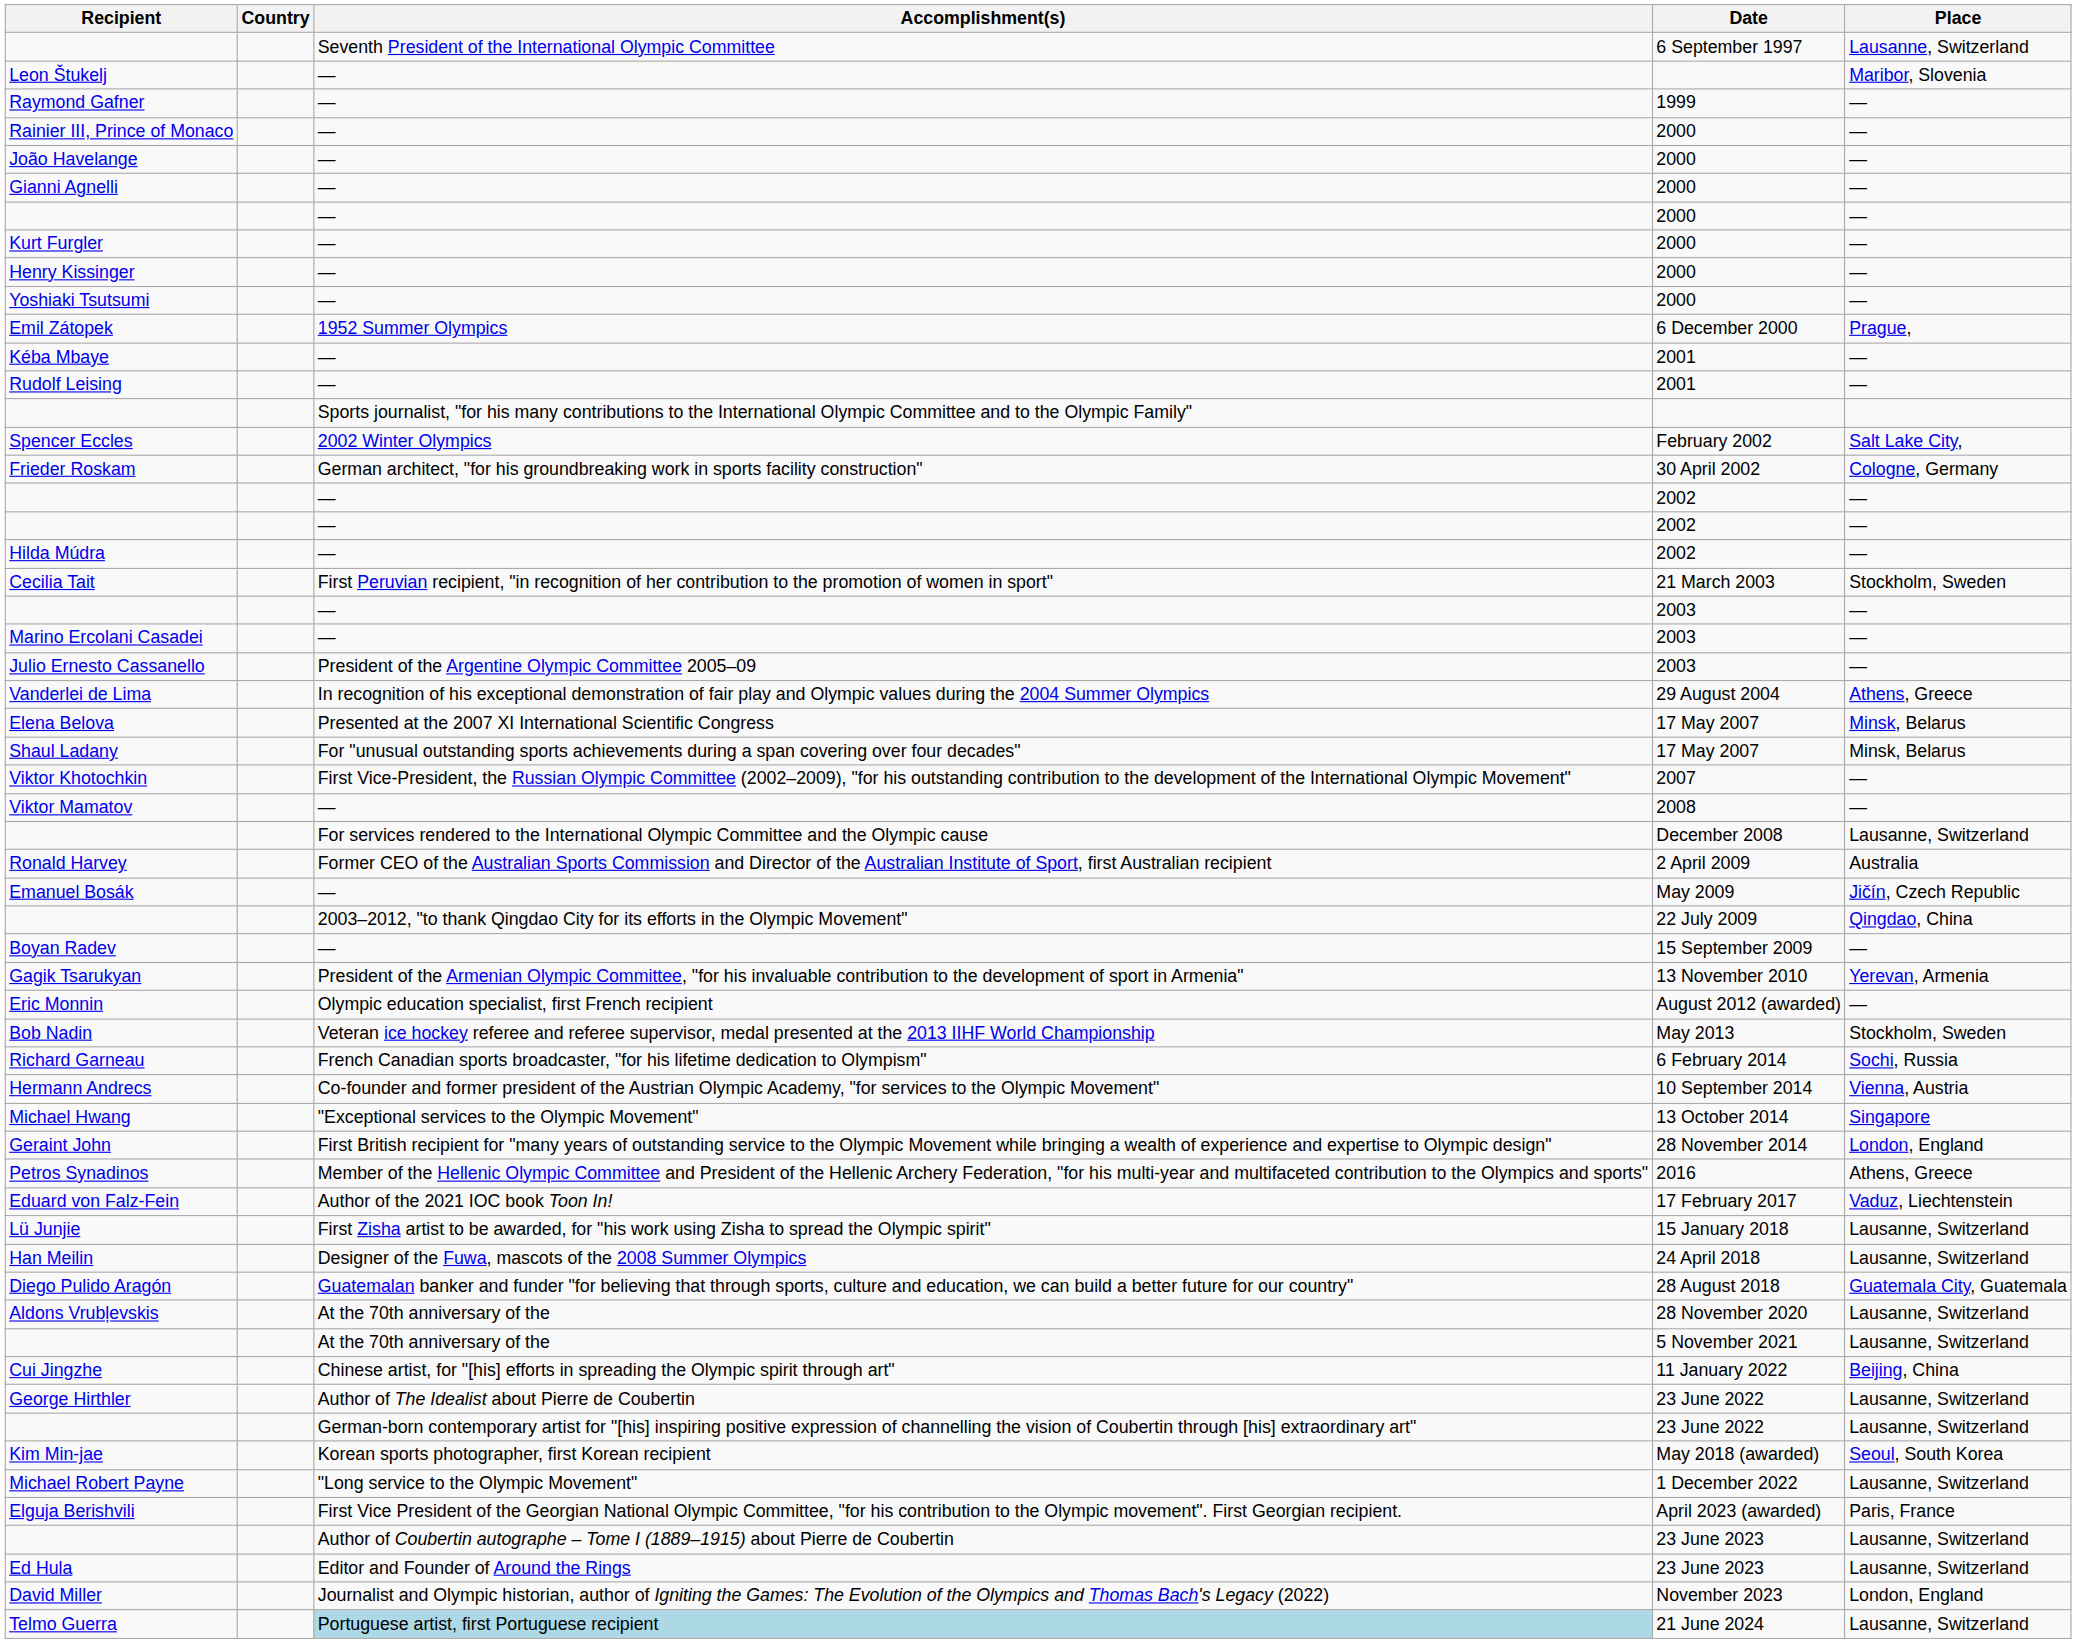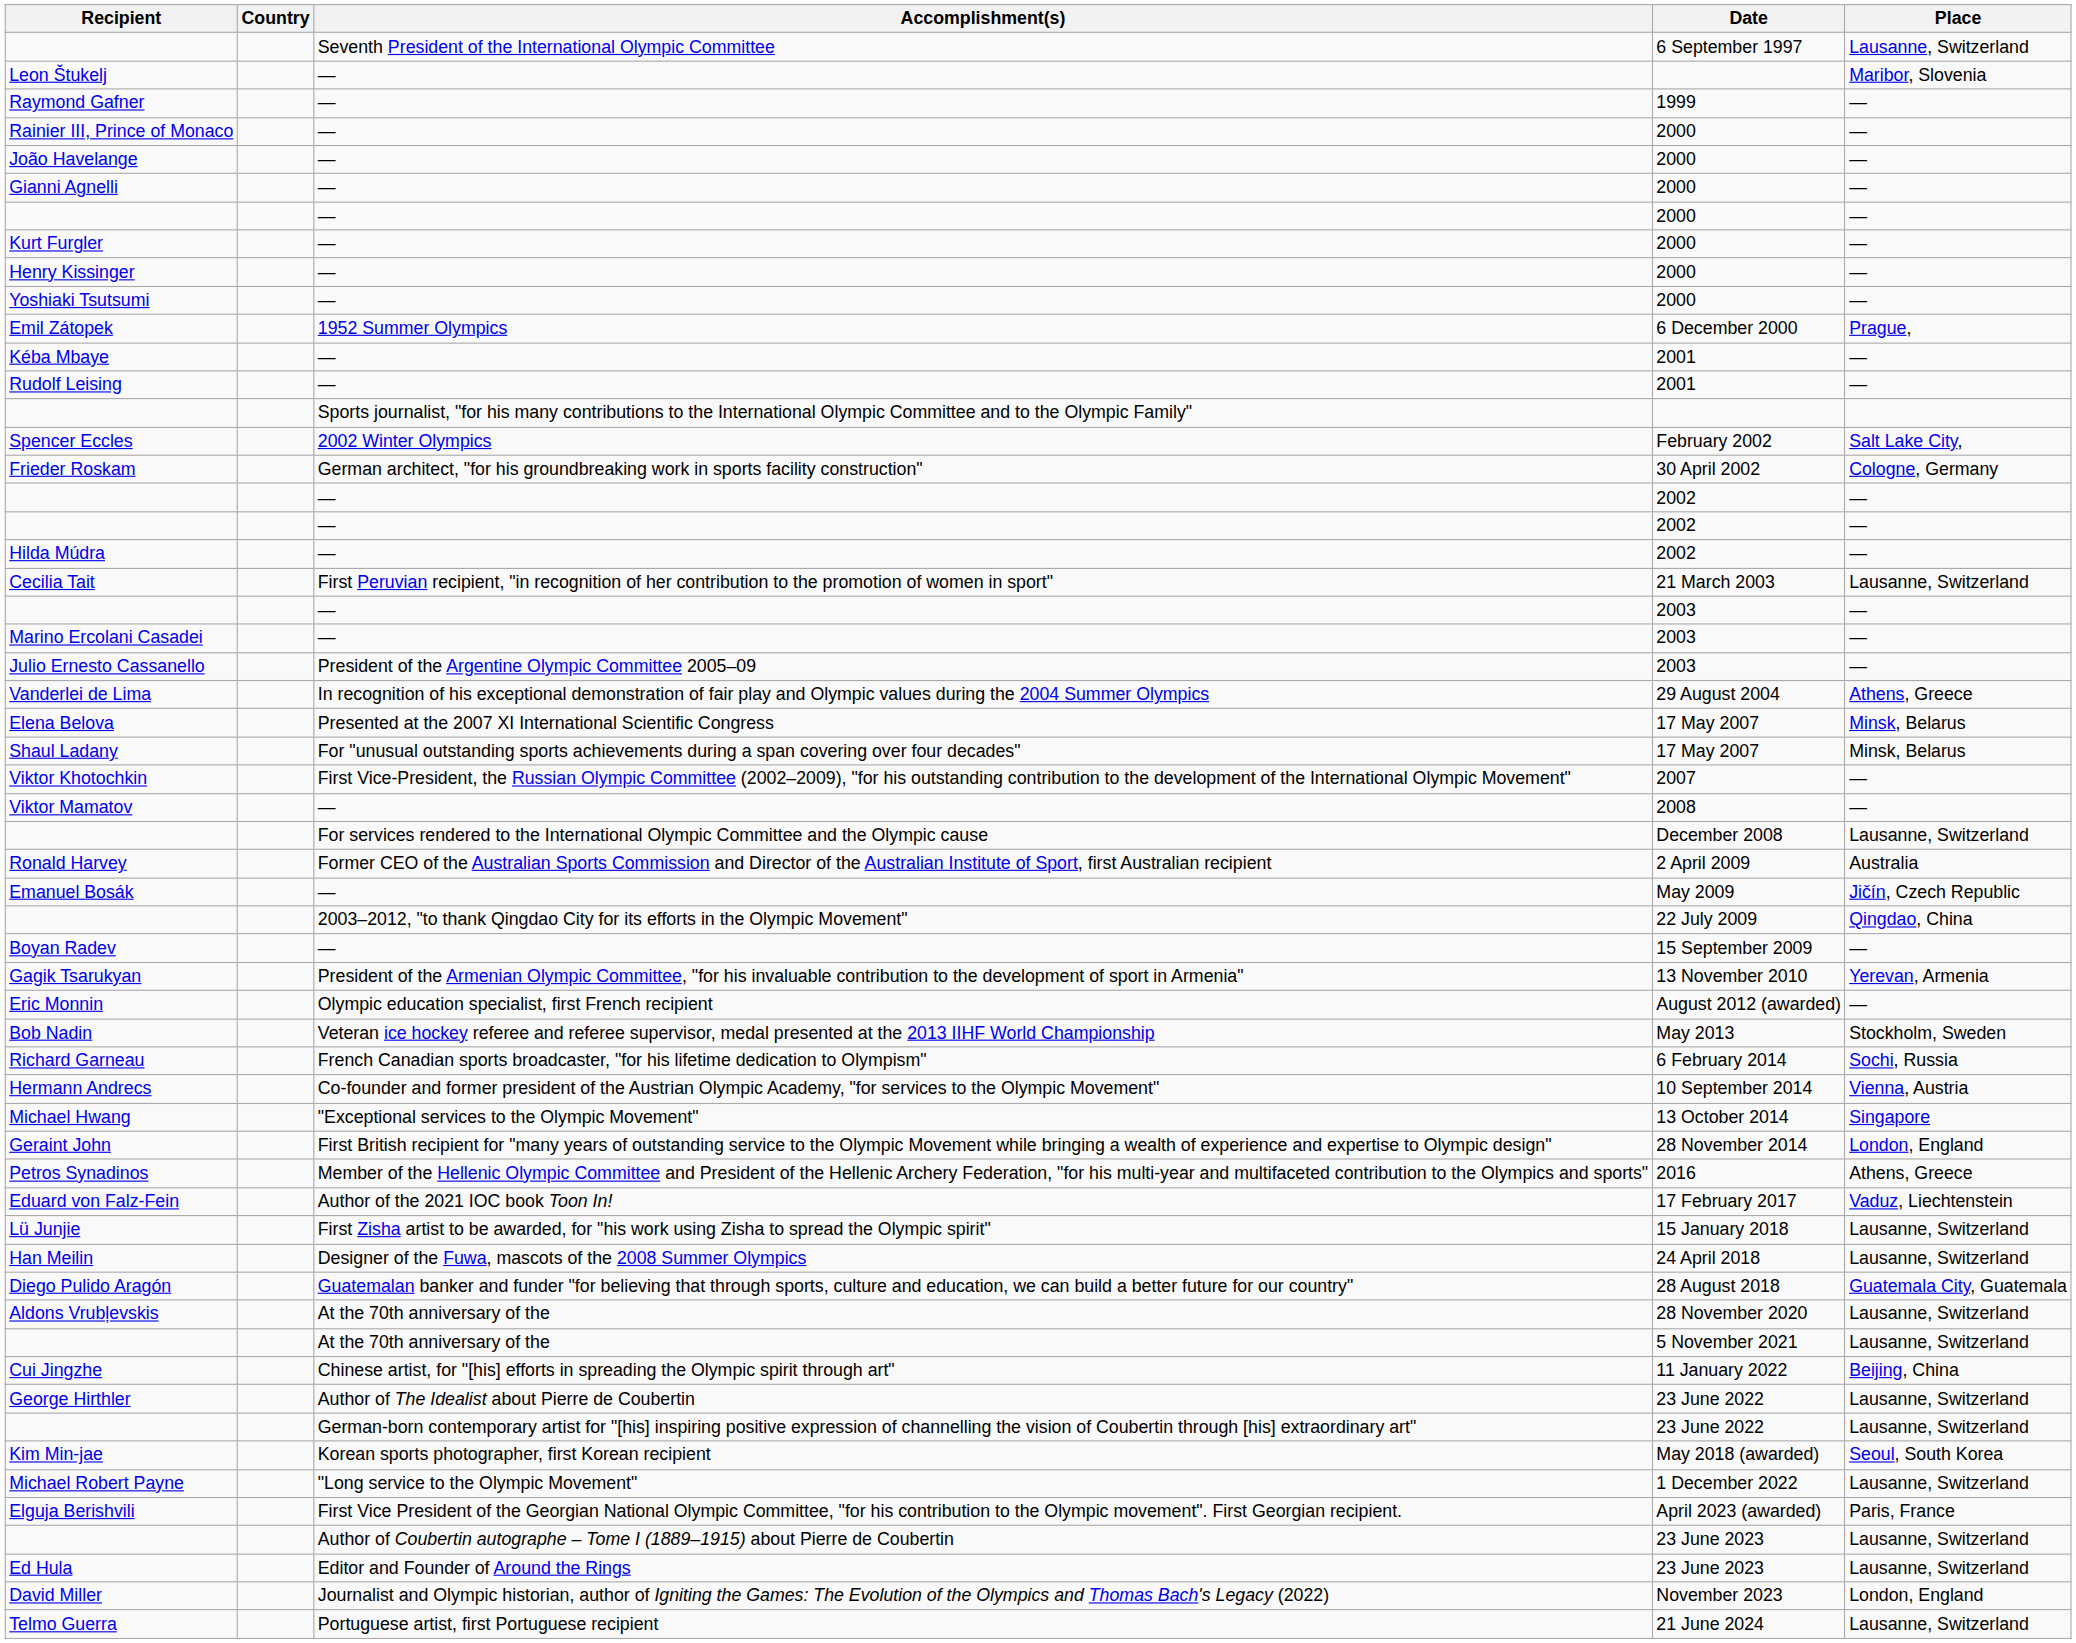(1928, 581) Stockholm, Sweden -> (1939, 581) Lausanne, Switzerland
(488, 1624) lightblue background -> (488, 1624) no background
